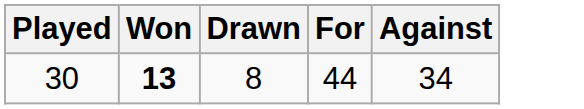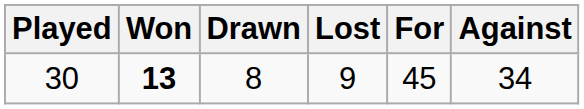+ column: (348, 28)
(340, 77) 44 -> (419, 77) 45
